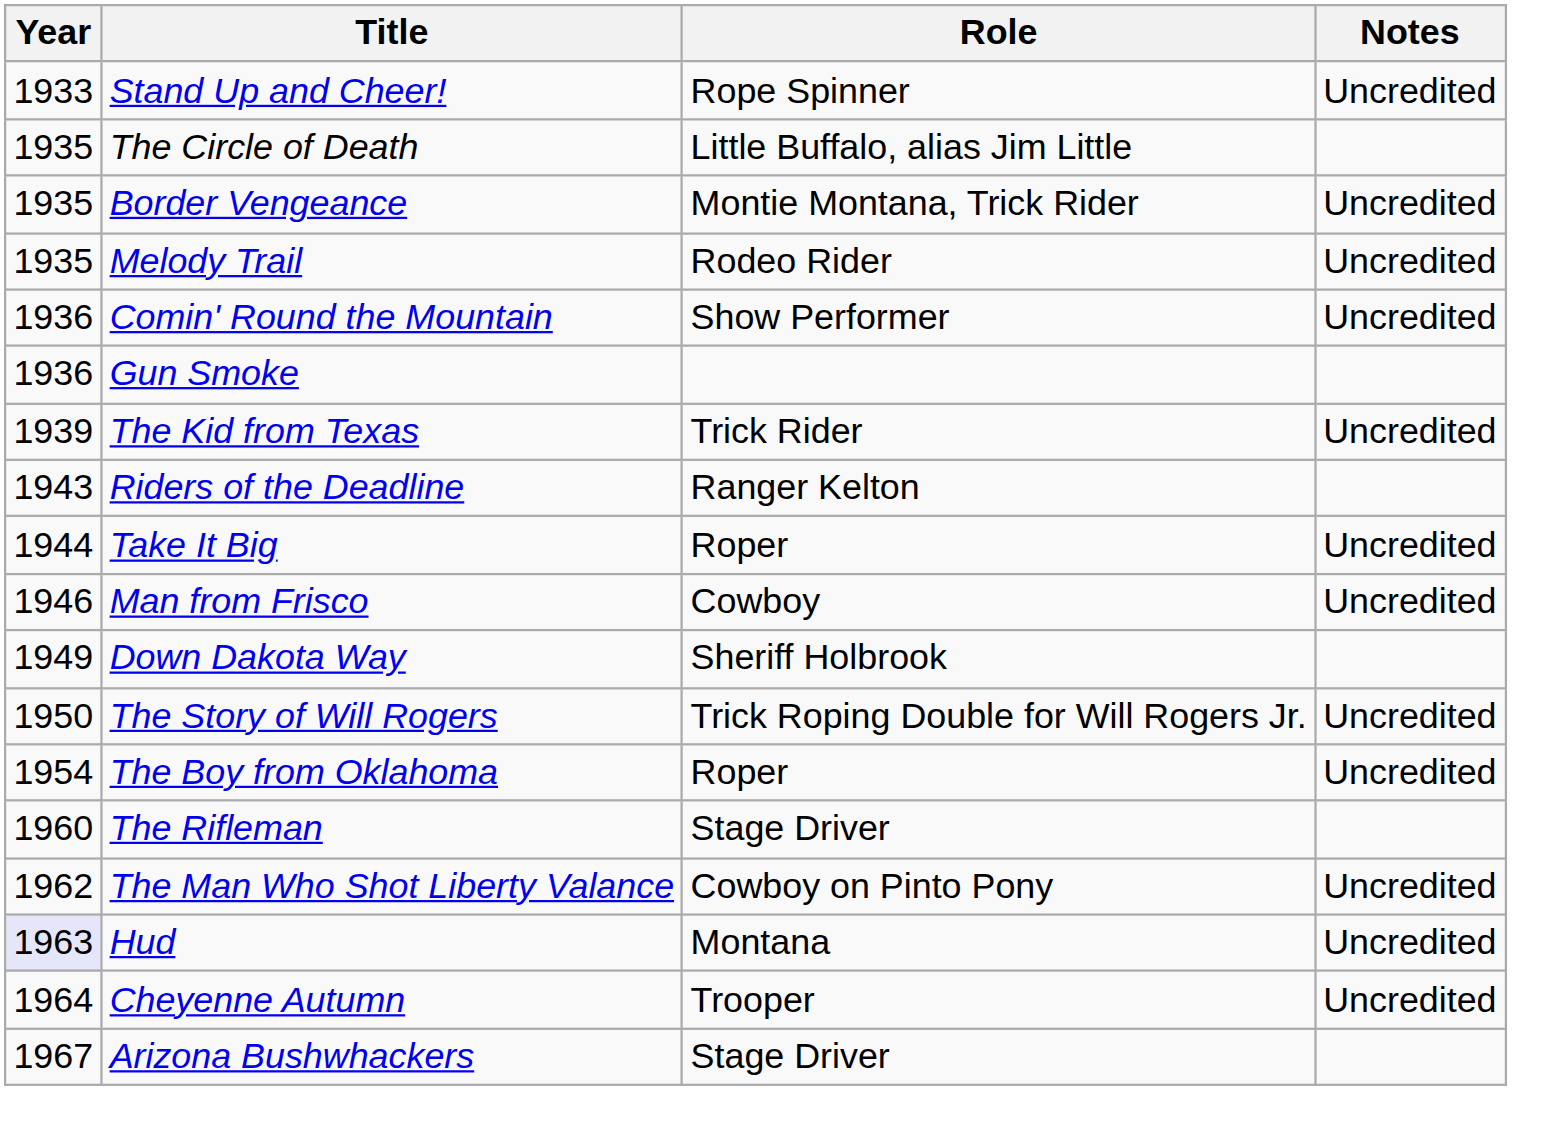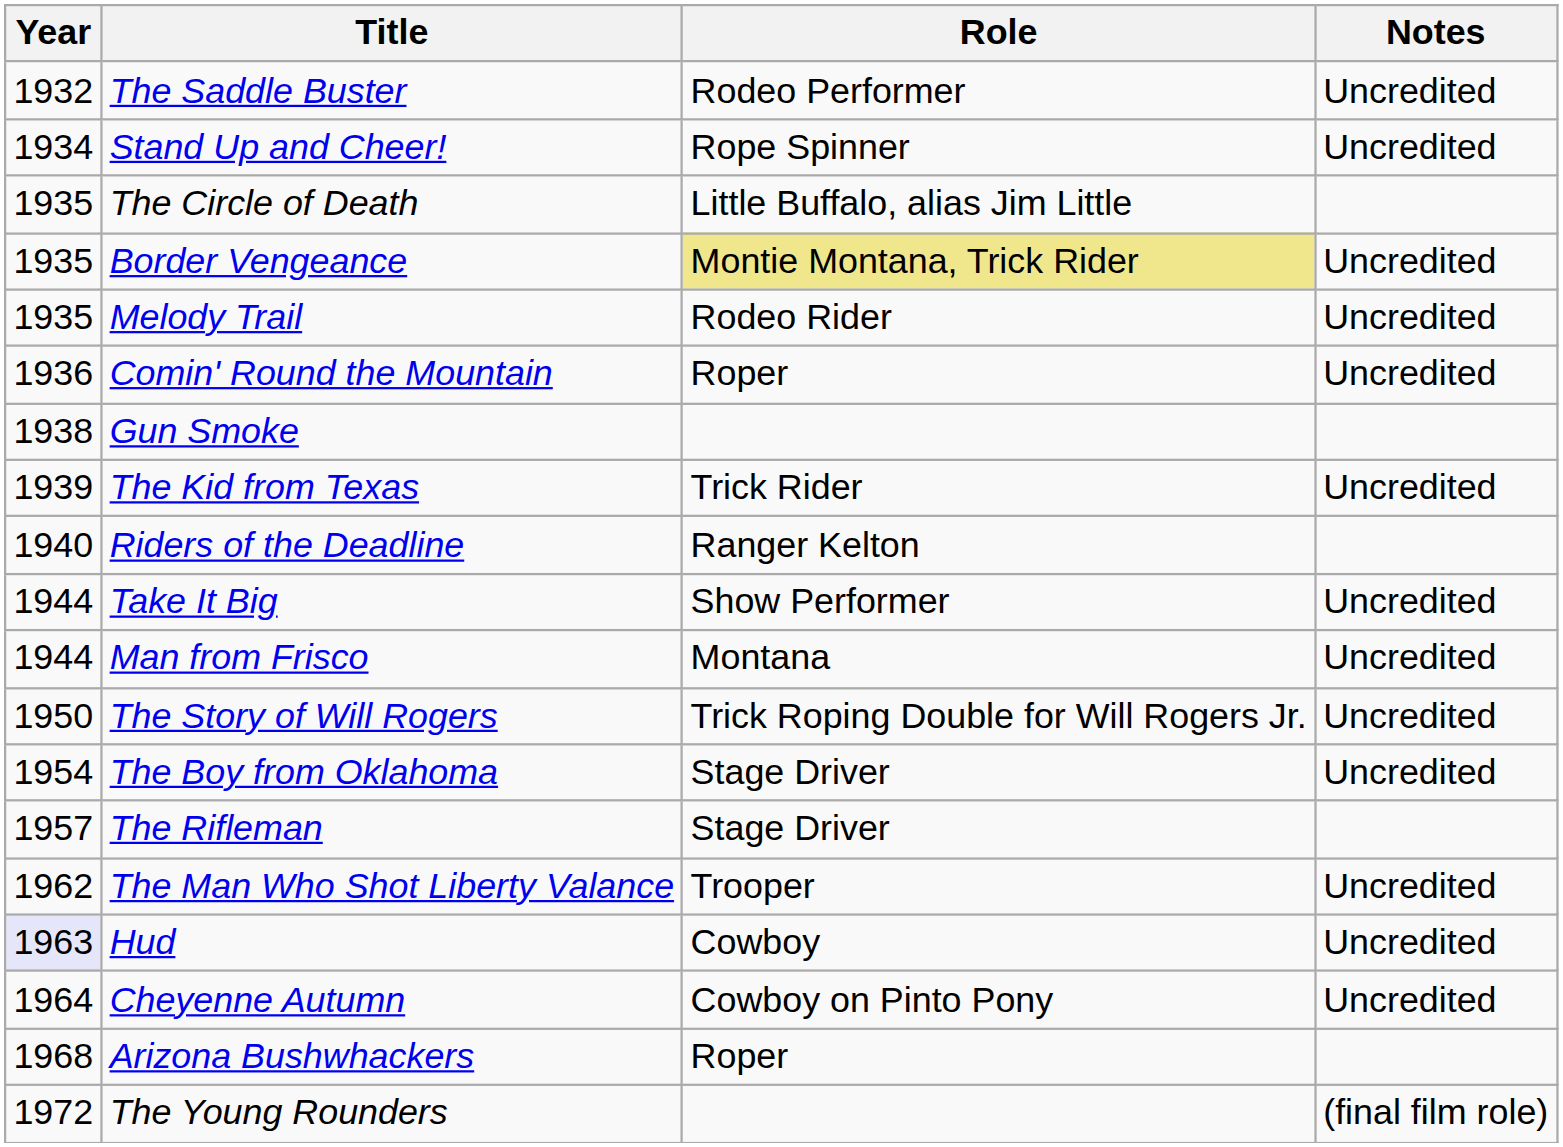+ row: (258, 89)
(53, 89) 1933 -> (53, 146) 1934
(915, 203) no background -> (915, 260) khaki background
(820, 317) Show Performer -> (739, 373) Roper
(53, 373) 1936 -> (53, 430) 1938
(53, 487) 1943 -> (53, 544) 1940
(739, 544) Roper -> (820, 601) Show Performer
(53, 601) 1946 -> (53, 658) 1944
(755, 601) Cowboy -> (760, 658) Montana
- row: (258, 658)
(739, 771) Roper -> (790, 771) Stage Driver
(53, 828) 1960 -> (53, 828) 1957
(872, 885) Cowboy on Pinto Pony -> (753, 885) Trooper
(760, 942) Montana -> (755, 942) Cowboy
(753, 999) Trooper -> (872, 999) Cowboy on Pinto Pony
(53, 1056) 1967 -> (53, 1056) 1968
(790, 1056) Stage Driver -> (739, 1056) Roper
+ row: (279, 1112)
